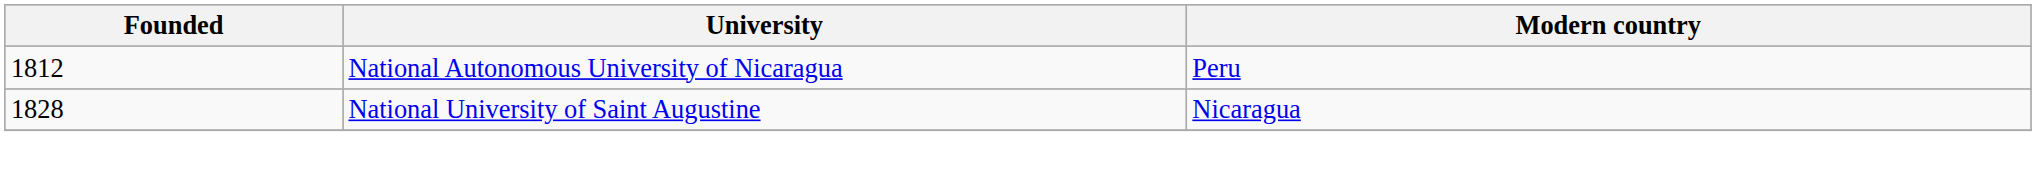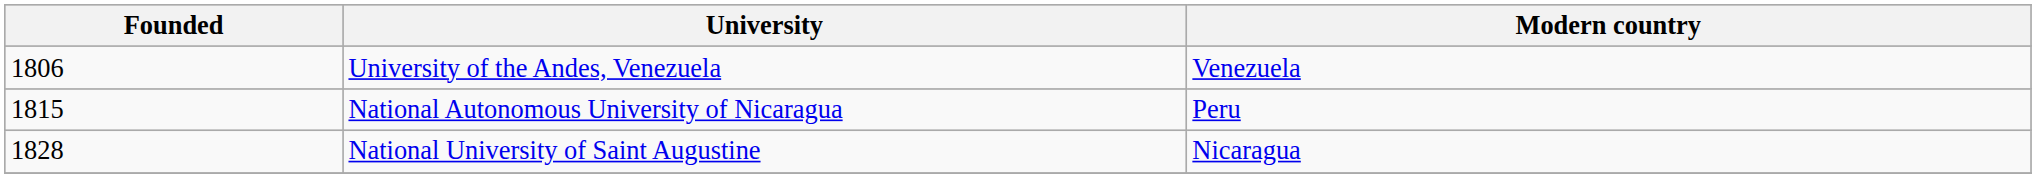+ row: (535, 67)
(37, 67) 1812 -> (37, 109) 1815
